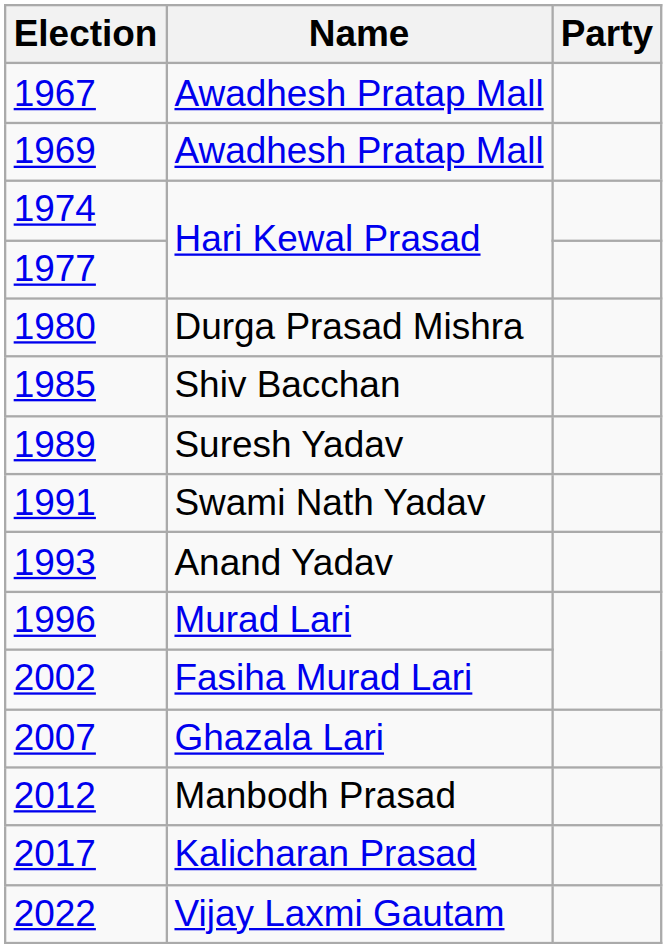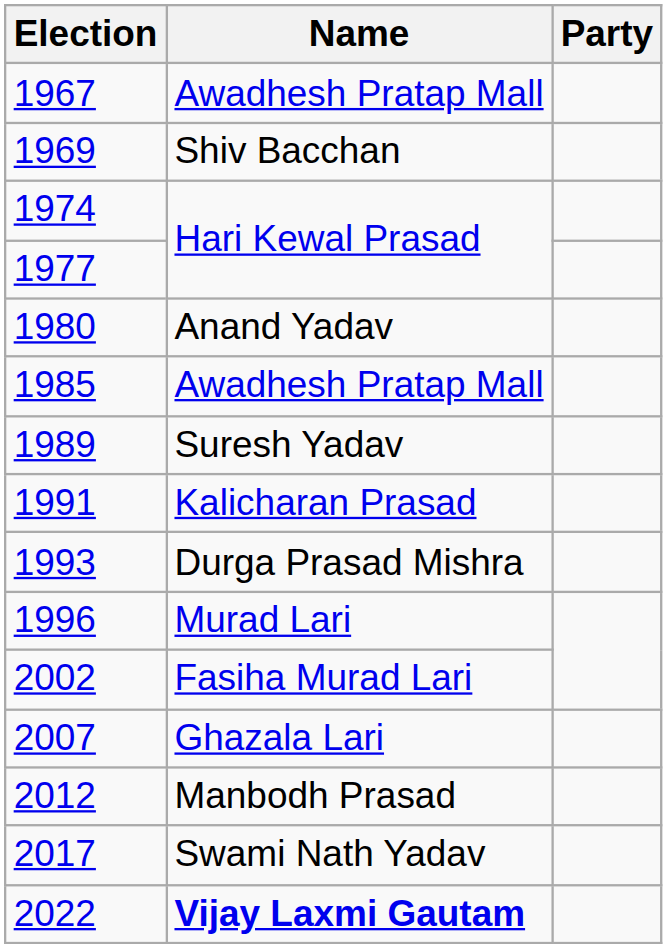(359, 151) Awadhesh Pratap Mall -> (287, 151) Shiv Bacchan
(349, 326) Durga Prasad Mishra -> (284, 326) Anand Yadav
(287, 385) Shiv Bacchan -> (359, 385) Awadhesh Pratap Mall
(330, 502) Swami Nath Yadav -> (325, 502) Kalicharan Prasad
(284, 561) Anand Yadav -> (349, 561) Durga Prasad Mishra
(325, 854) Kalicharan Prasad -> (330, 854) Swami Nath Yadav
(339, 913) normal -> (350, 913) bold
